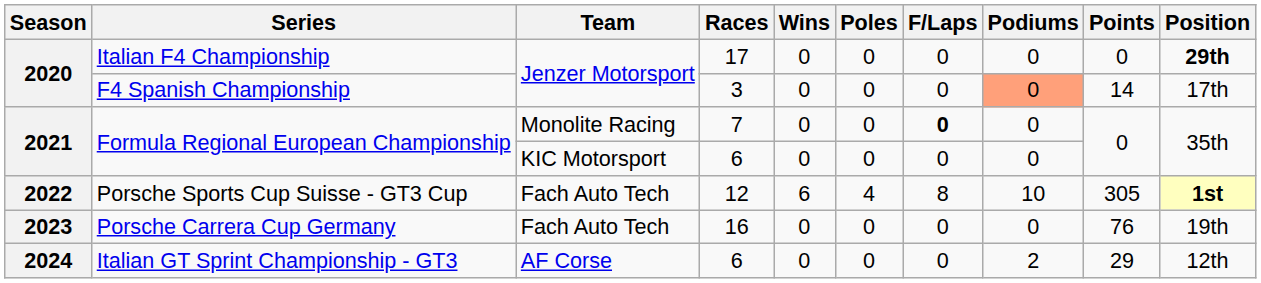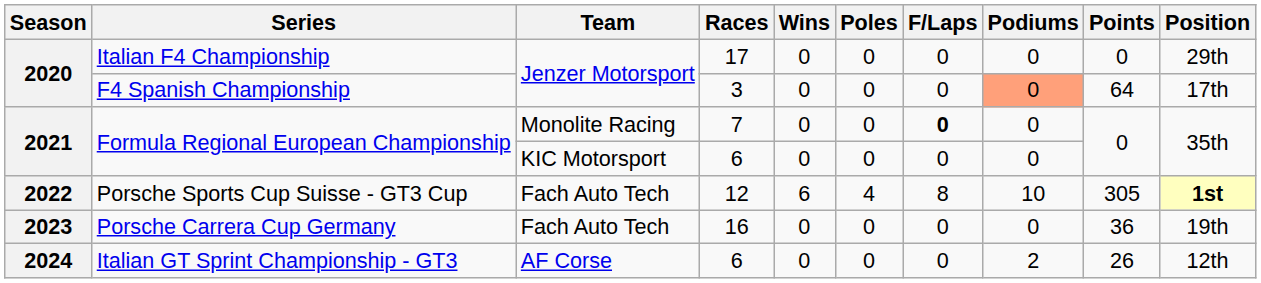(1208, 56) bold -> (1208, 56) normal
(1122, 90) 14 -> (1122, 90) 64
(1122, 227) 76 -> (1122, 227) 36
(1122, 261) 29 -> (1122, 261) 26
